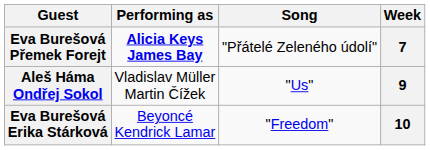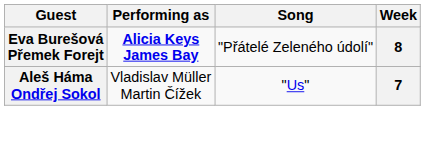(402, 46) 7 -> (398, 46) 8
(402, 85) 9 -> (398, 85) 7
- row: (58, 124)
